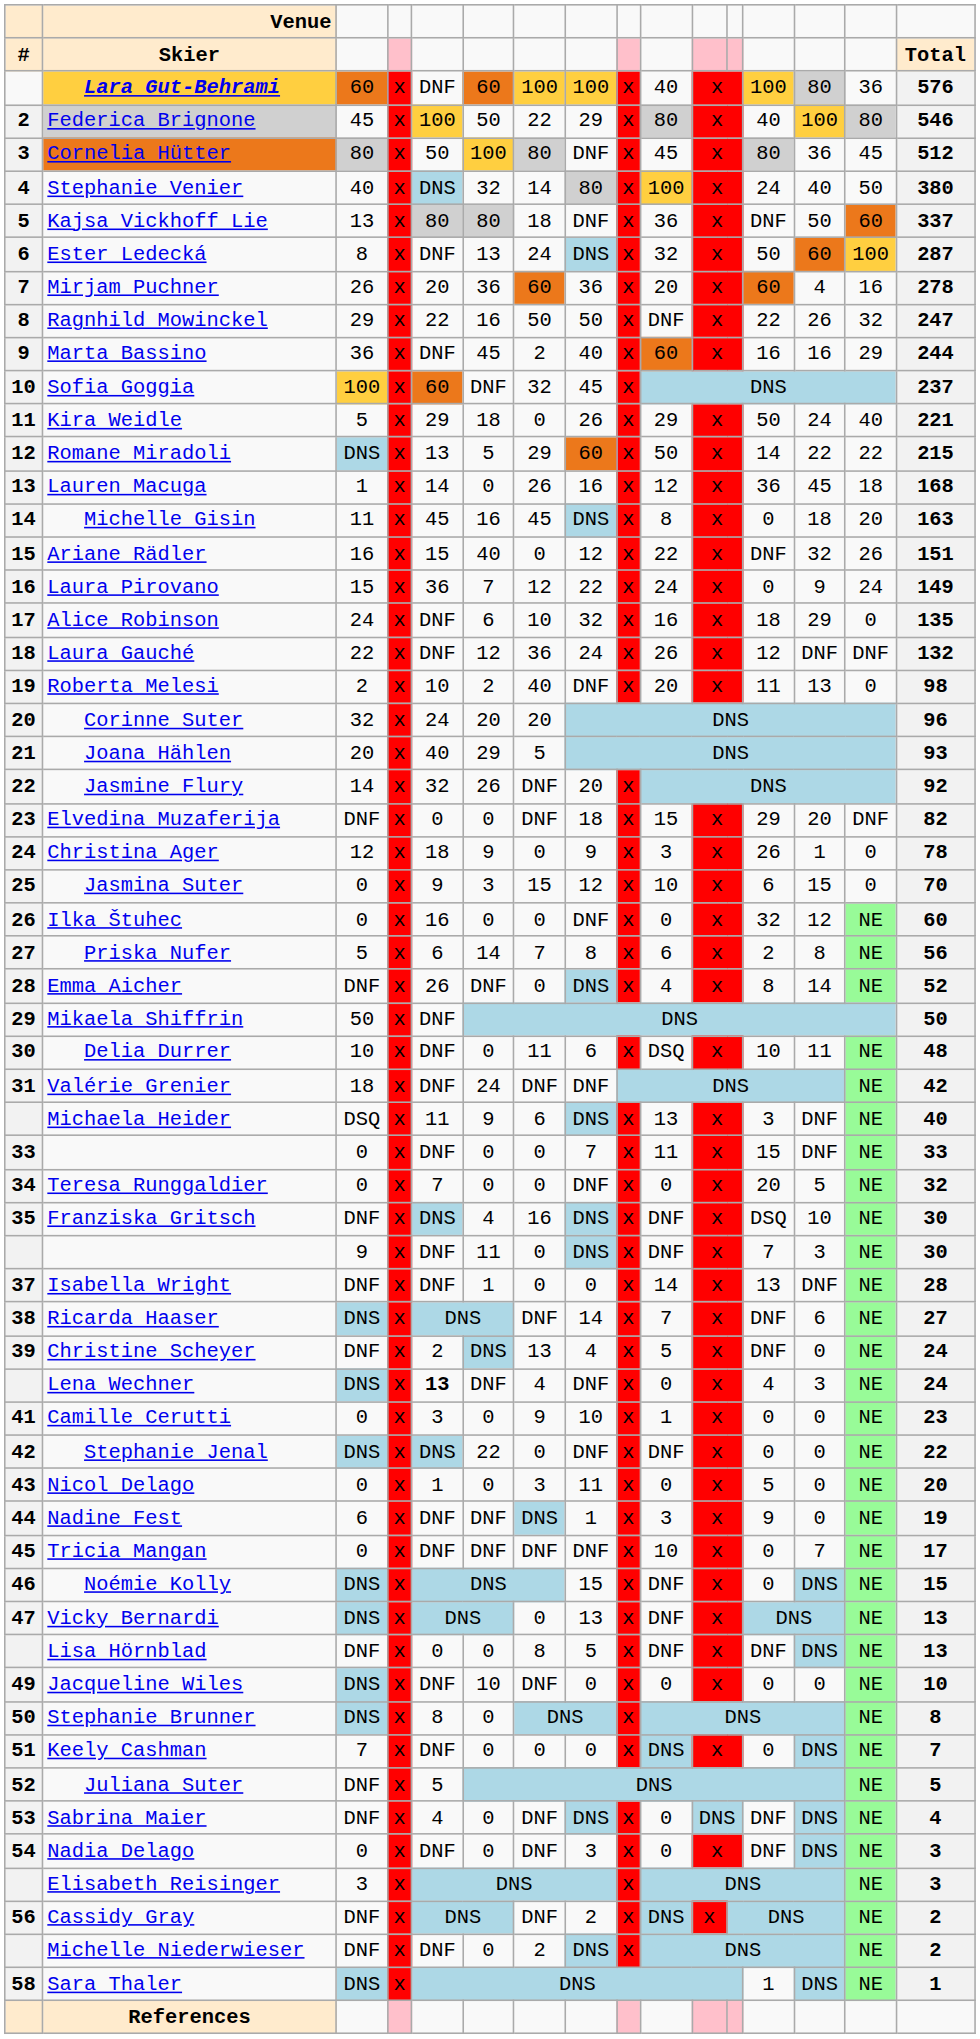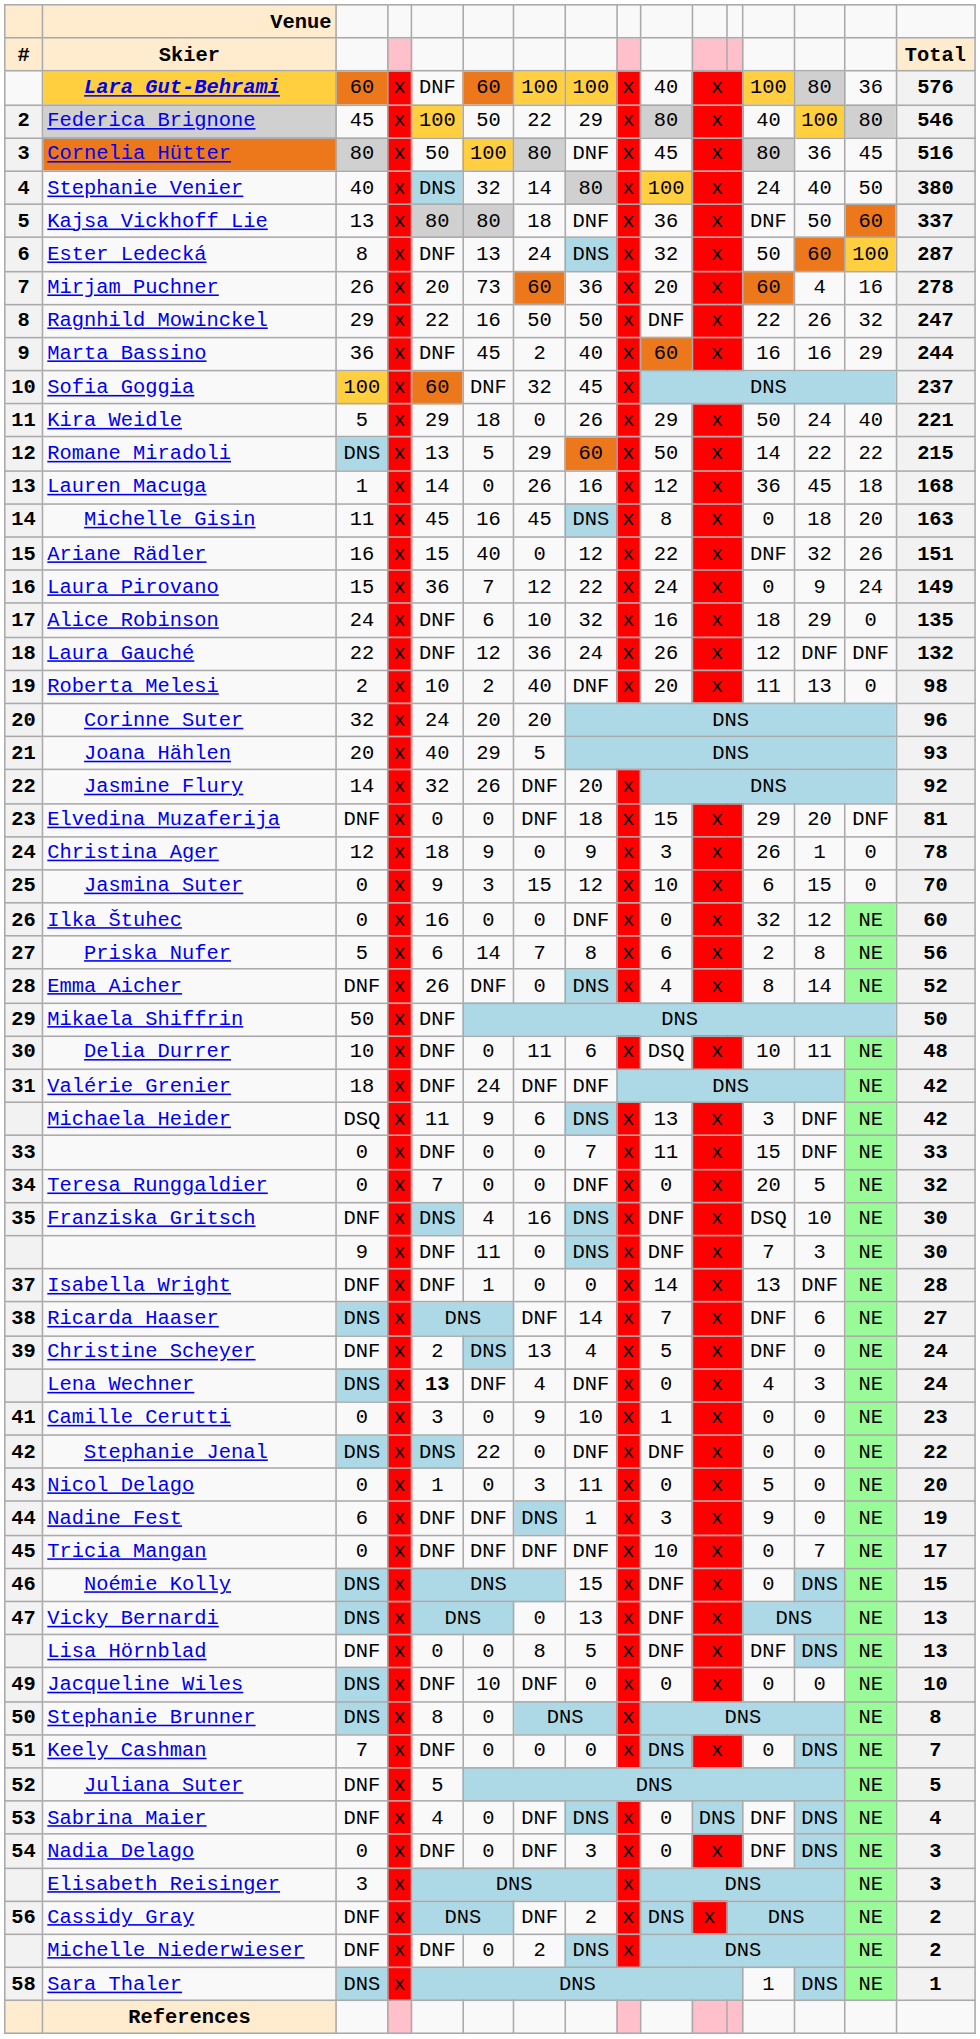(936, 154) 512 -> (936, 154) 516
(488, 288) 36 -> (488, 288) 73
(935, 820) 82 -> (935, 820) 81
(935, 1119) 40 -> (935, 1119) 42
